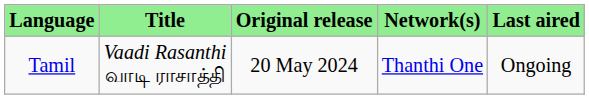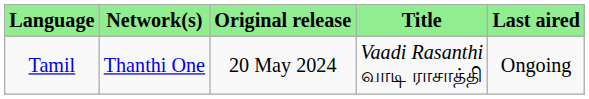columns swapped: (165, 20) <-> (432, 20)
